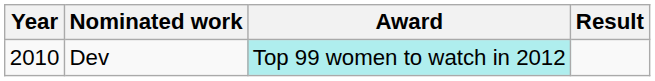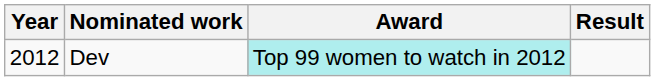(35, 57) 2010 -> (35, 57) 2012
